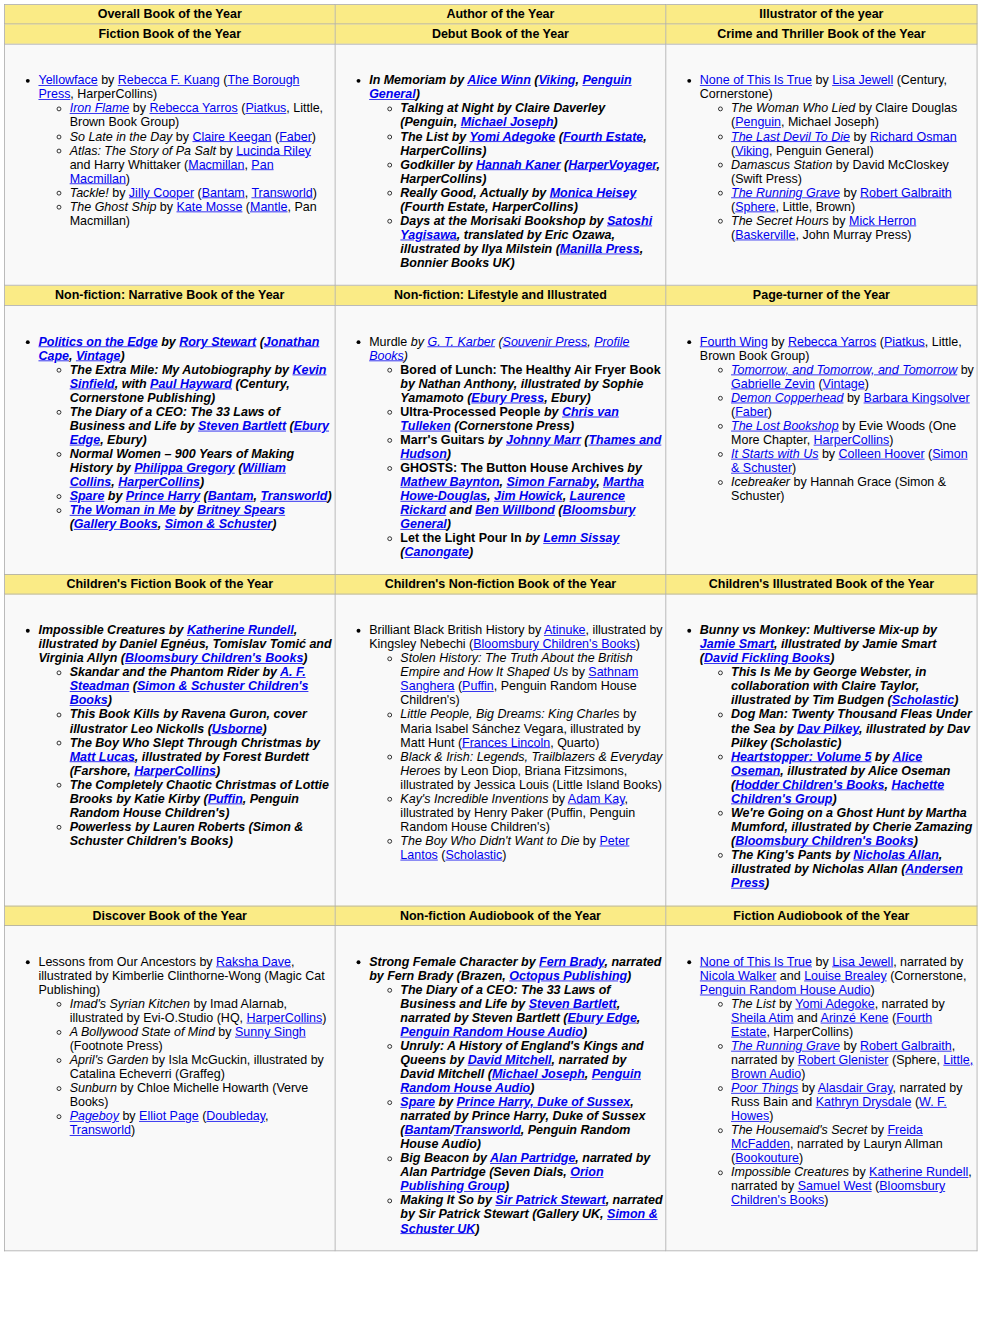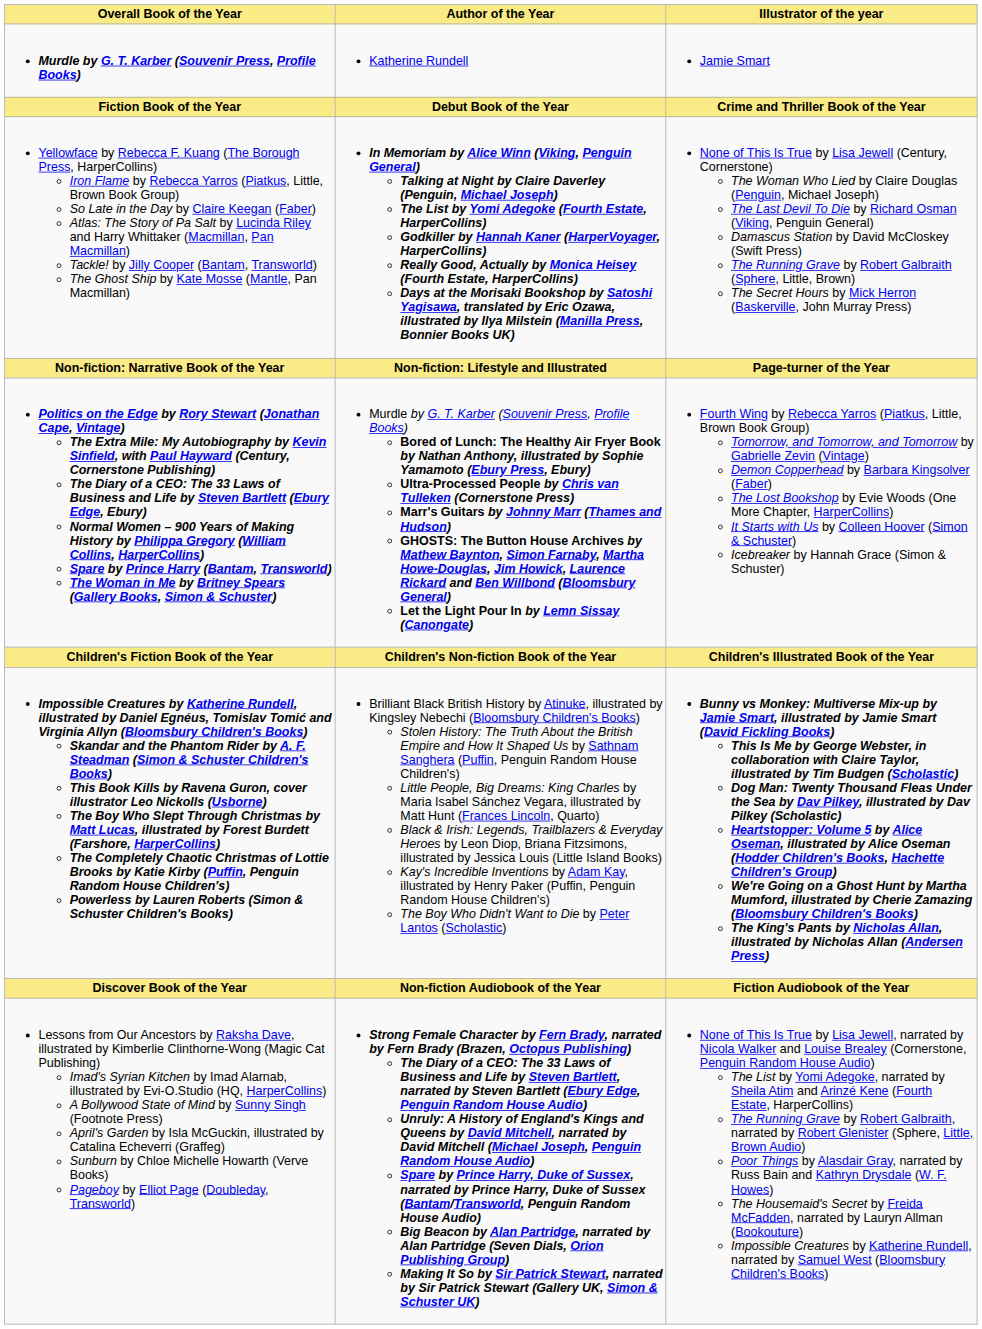+ row: (170, 68)
